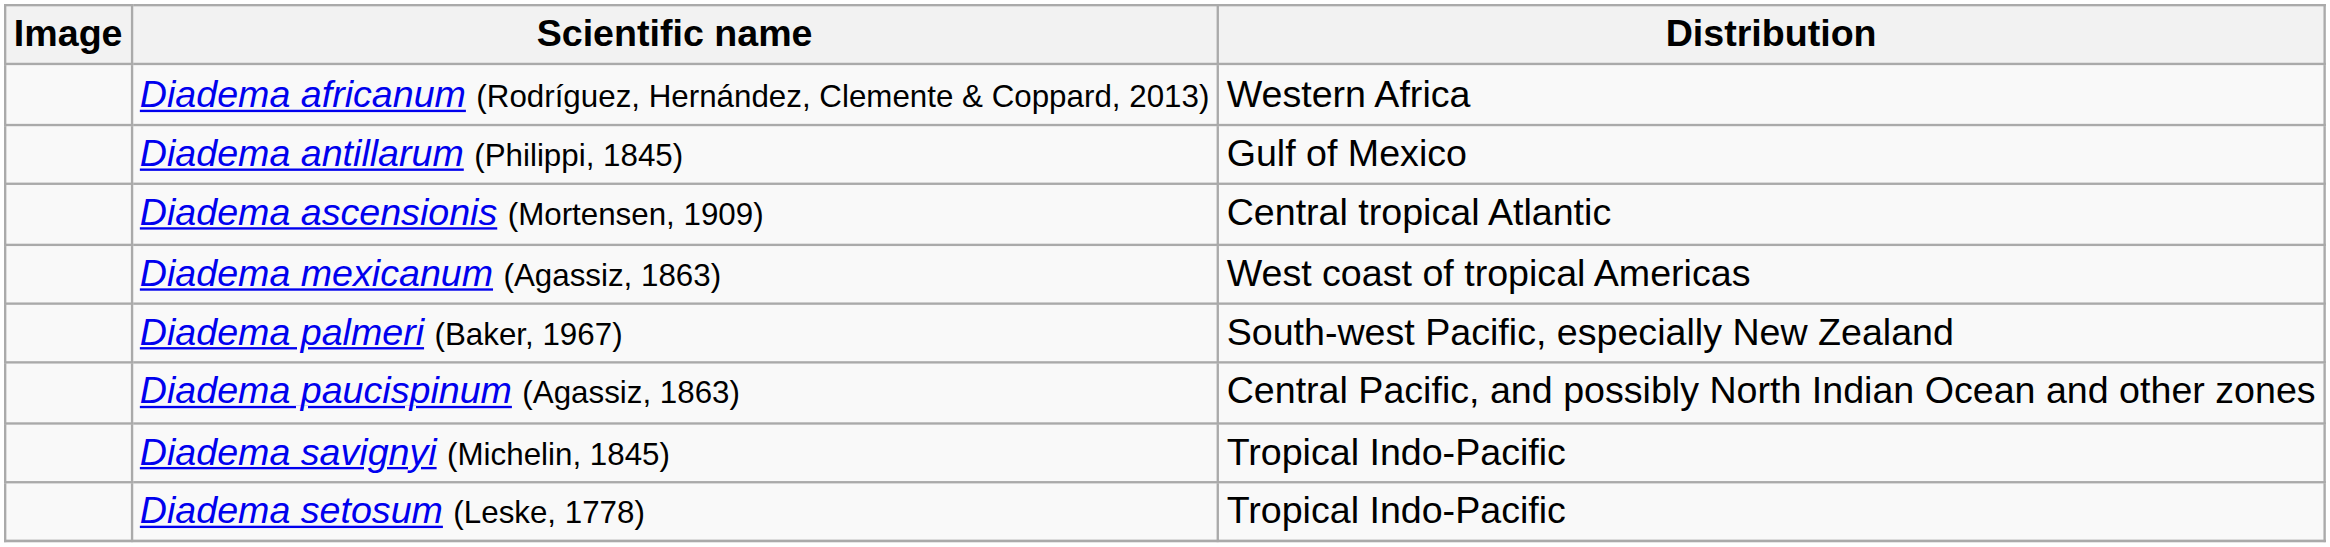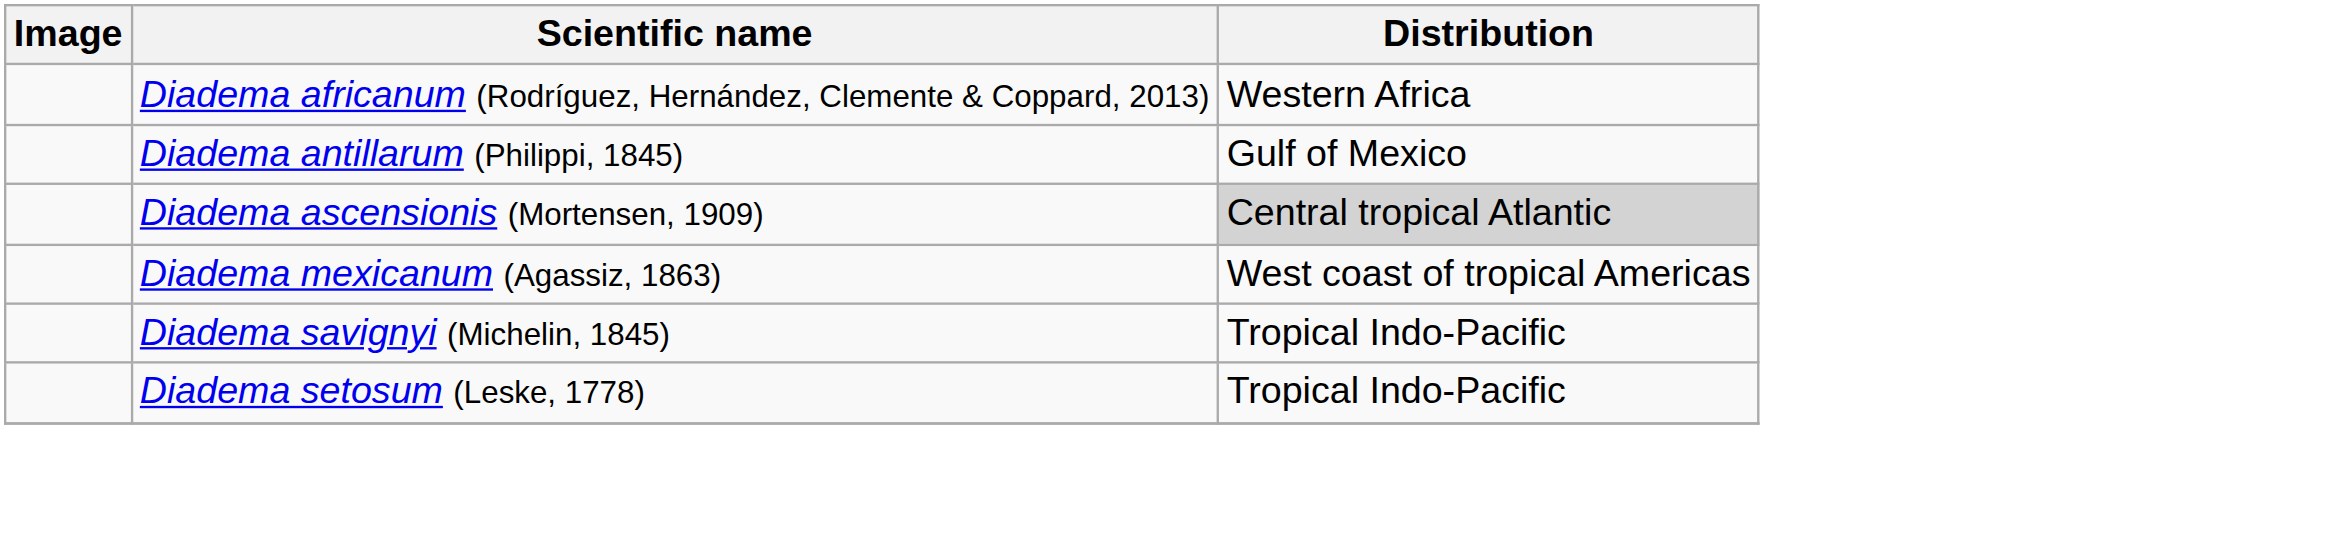(1419, 213) no background -> (1419, 213) lightgrey background
- row: (381, 332)
- row: (440, 392)
